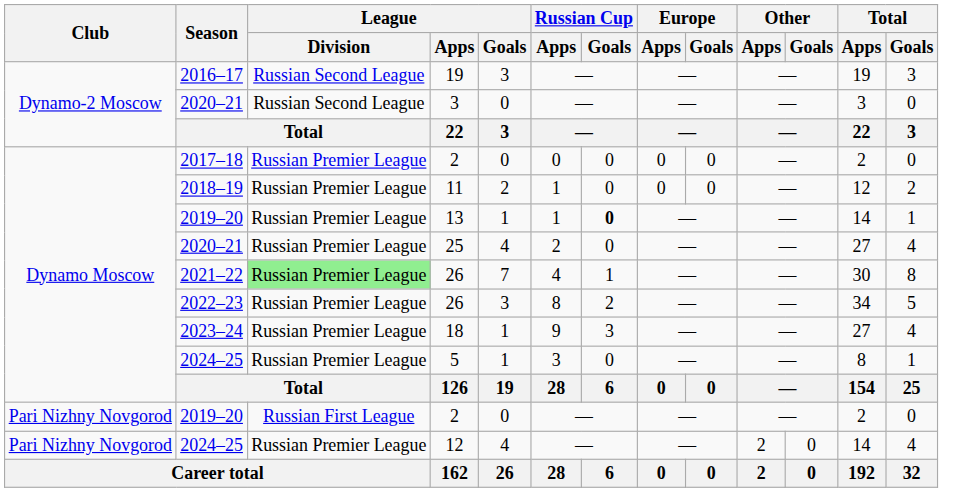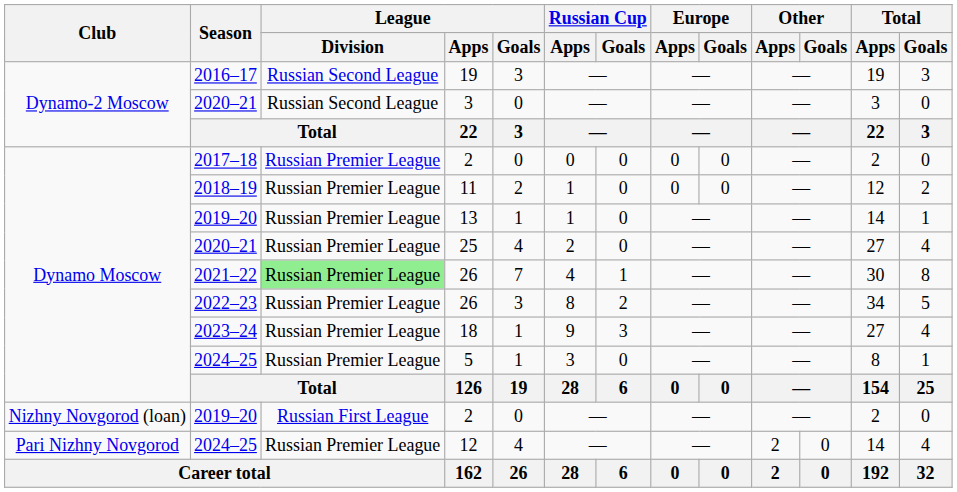(609, 217) bold -> (623, 217) normal
(90, 416) Pari Nizhny Novgorod -> (97, 416) Nizhny Novgorod (loan)
